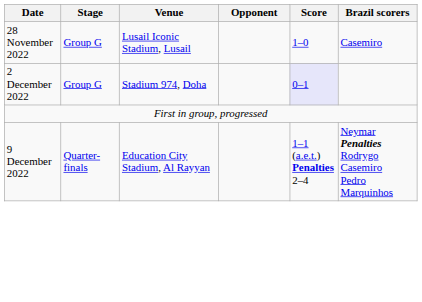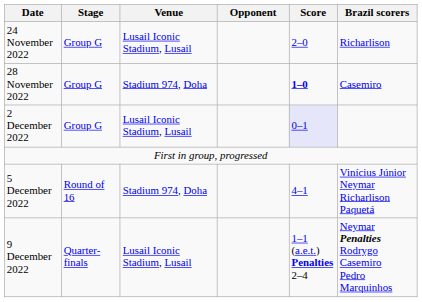+ row: (30, 42)
(156, 42) Lusail Iconic Stadium, Lusail -> (165, 84) Stadium 974, Doha
(300, 42) normal -> (300, 84) bold
(164, 84) Stadium 974, Doha -> (157, 126) Lusail Iconic Stadium, Lusail
+ row: (29, 191)
(166, 161) Education City Stadium, Al Rayyan -> (157, 257) Lusail Iconic Stadium, Lusail
